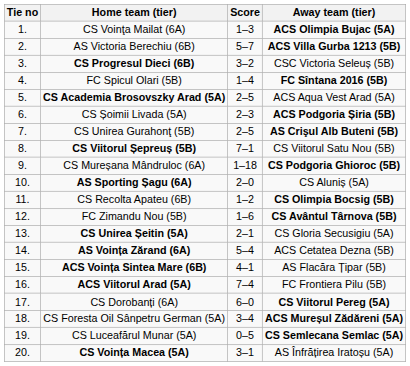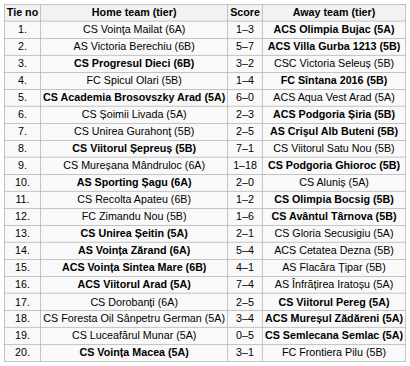(245, 98) 2–5 -> (245, 98) 6–0
(334, 285) FC Frontiera Pilu (5B) -> (334, 285) AS Înfrățirea Iratoșu (5A)
(245, 302) 6–0 -> (245, 302) 2–5
(334, 353) AS Înfrățirea Iratoșu (5A) -> (334, 353) FC Frontiera Pilu (5B)
